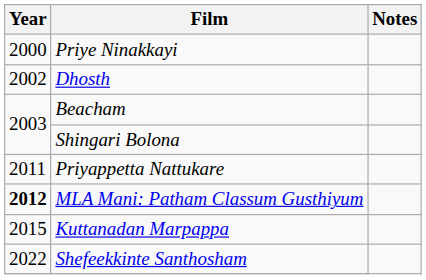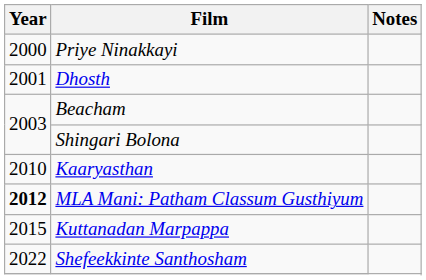(28, 79) 2002 -> (28, 79) 2001
+ row: (104, 169)
- row: (140, 169)
